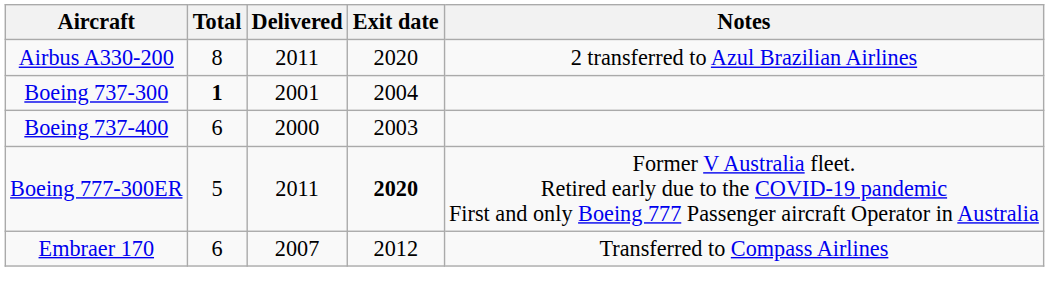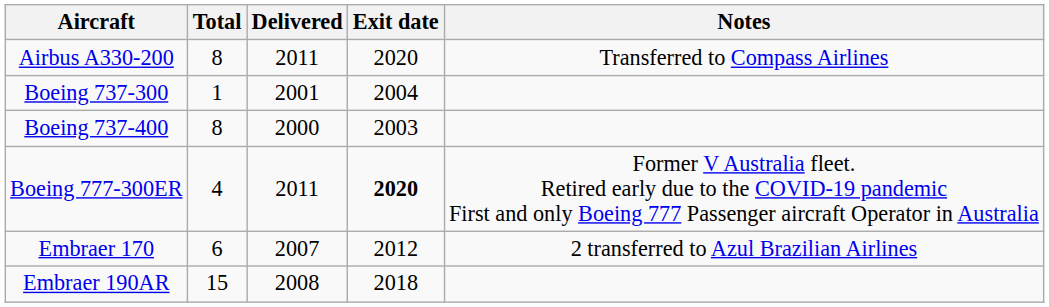(744, 57) 2 transferred to Azul Brazilian Airlines -> (744, 57) Transferred to Compass Airlines
(217, 92) bold -> (217, 92) normal
(217, 127) 6 -> (217, 127) 8
(217, 188) 5 -> (217, 188) 4
(744, 248) Transferred to Compass Airlines -> (744, 248) 2 transferred to Azul Brazilian Airlines
+ row: (96, 283)
